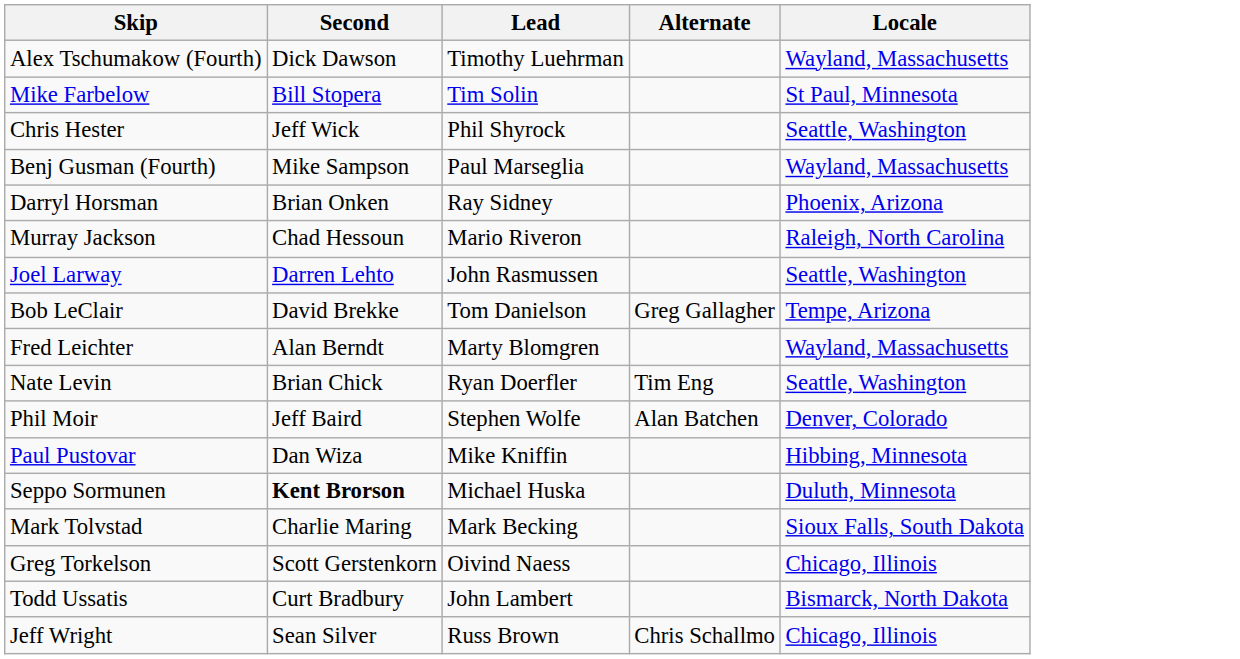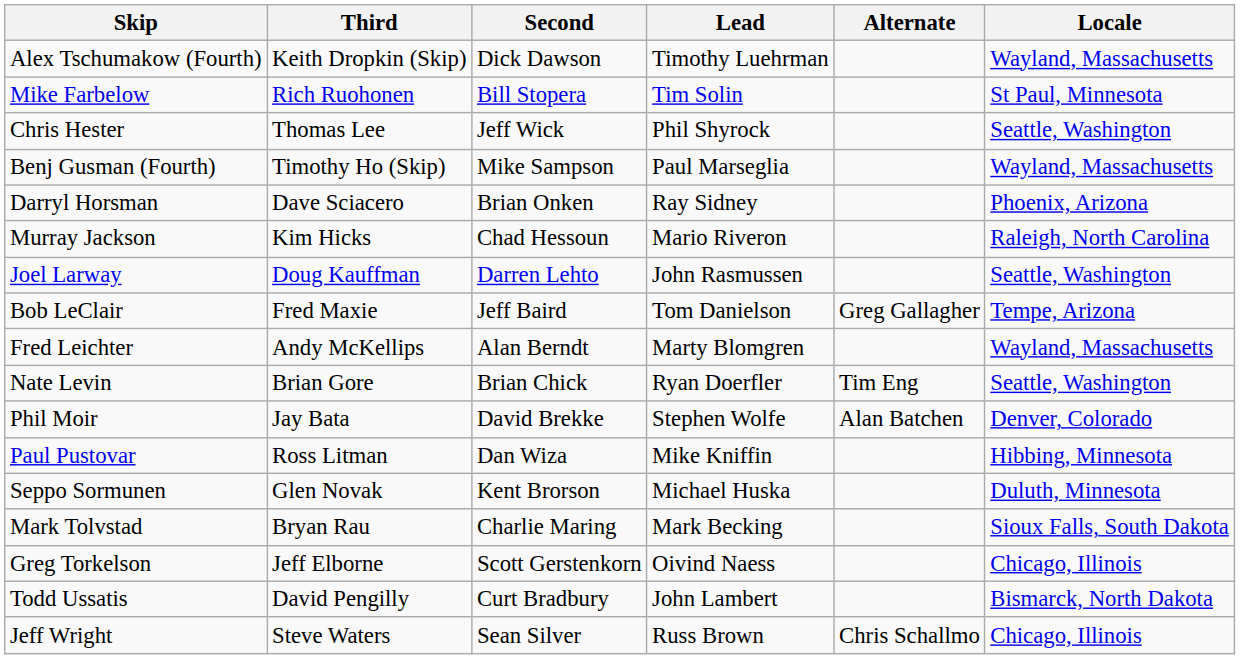+ column: (369, 22)
(336, 310) David Brekke -> (522, 310) Jeff Baird
(317, 418) Jeff Baird -> (540, 418) David Brekke
(338, 490) bold -> (538, 490) normal
